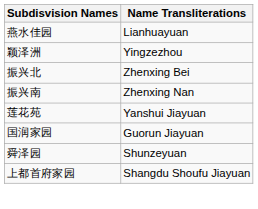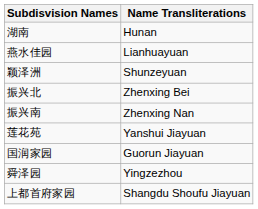+ row: (18, 32)
(153, 52) Yingzezhou -> (155, 72) Shunzeyuan
(155, 153) Shunzeyuan -> (153, 173) Yingzezhou
